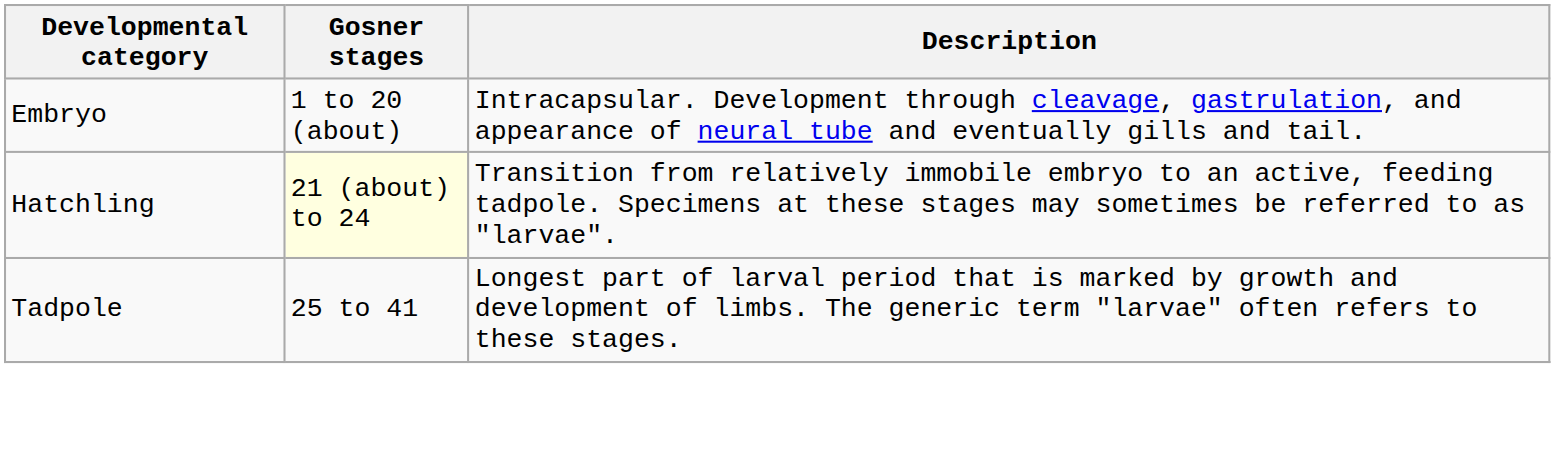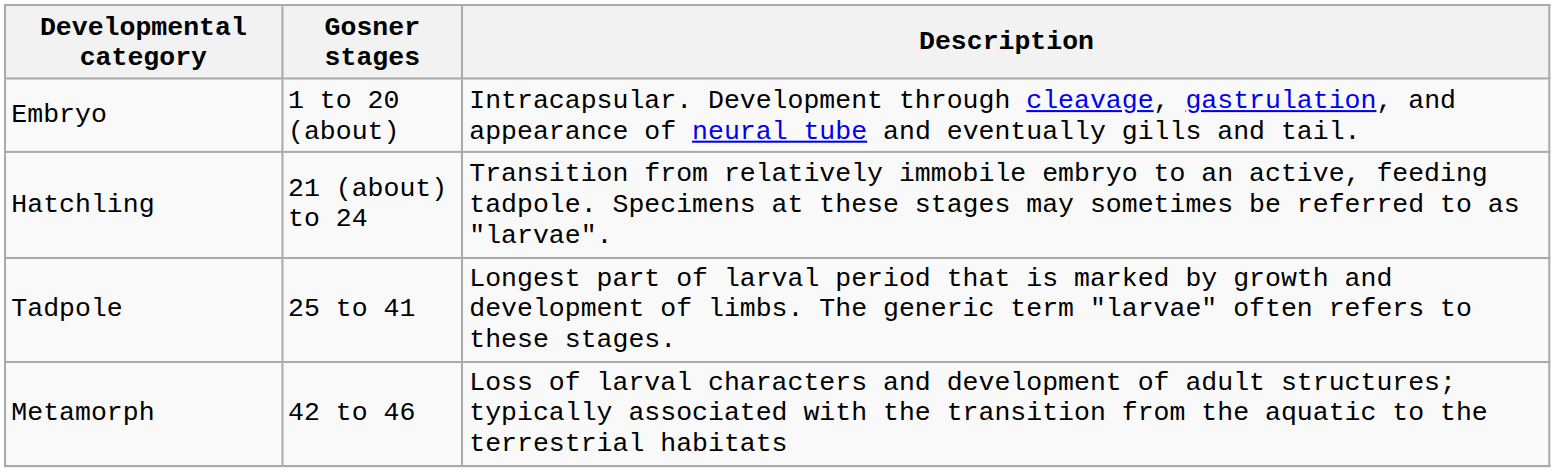(370, 205) lightyellow background -> (368, 205) no background
+ row: (83, 414)
